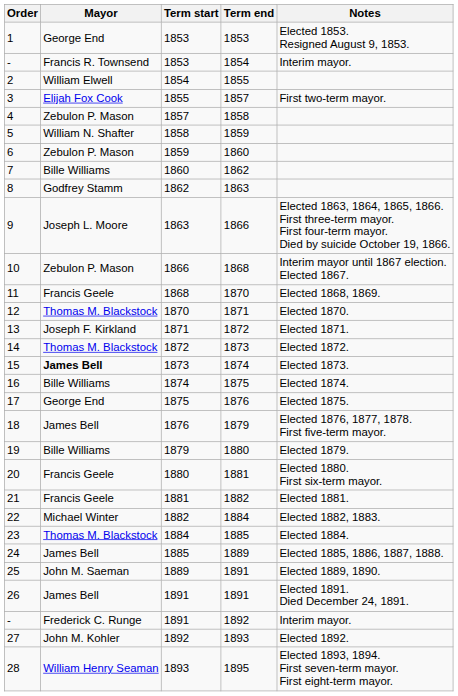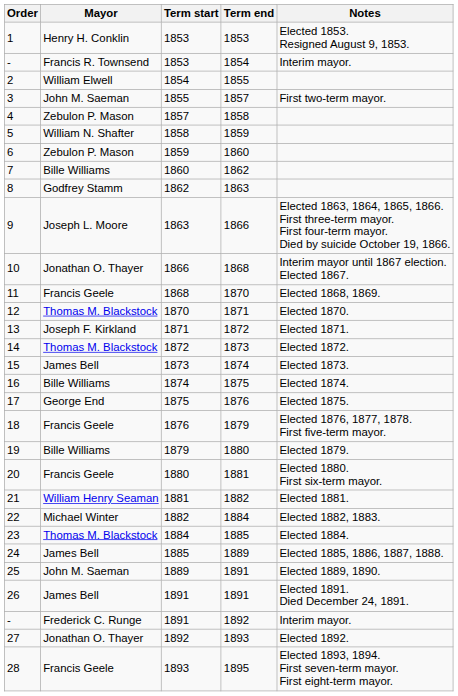(74, 37) George End -> (86, 37) Henry H. Conklin
(83, 98) Elijah Fox Cook -> (86, 98) John M. Saeman
(89, 269) Zebulon P. Mason -> (93, 269) Jonathan O. Thayer
(73, 365) bold -> (71, 365) normal
(71, 426) James Bell -> (79, 426) Francis Geele
(79, 499) Francis Geele -> (101, 499) William Henry Seaman
(81, 638) John M. Kohler -> (93, 638) Jonathan O. Thayer
(101, 669) William Henry Seaman -> (79, 669) Francis Geele
